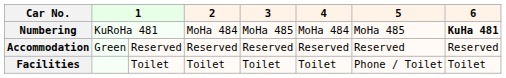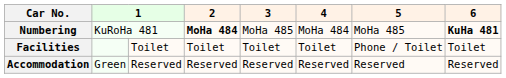(212, 30) normal -> (212, 30) bold
rows swapped: (48, 47) <-> (48, 64)
